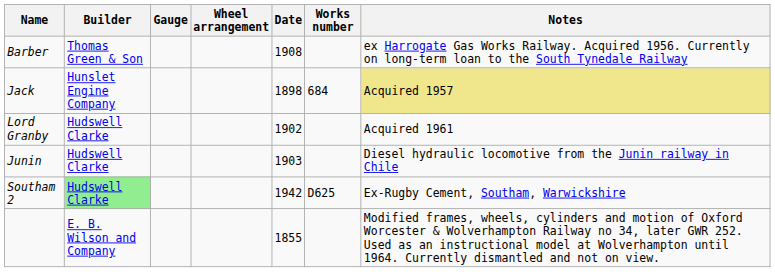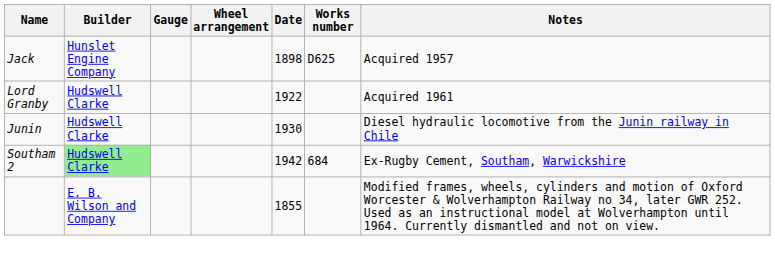- row: (28, 52)
(318, 91) 684 -> (321, 59) D625
(409, 91) khaki background -> (409, 59) no background
(288, 129) 1902 -> (288, 97) 1922
(288, 161) 1903 -> (288, 129) 1930
(321, 193) D625 -> (318, 161) 684
